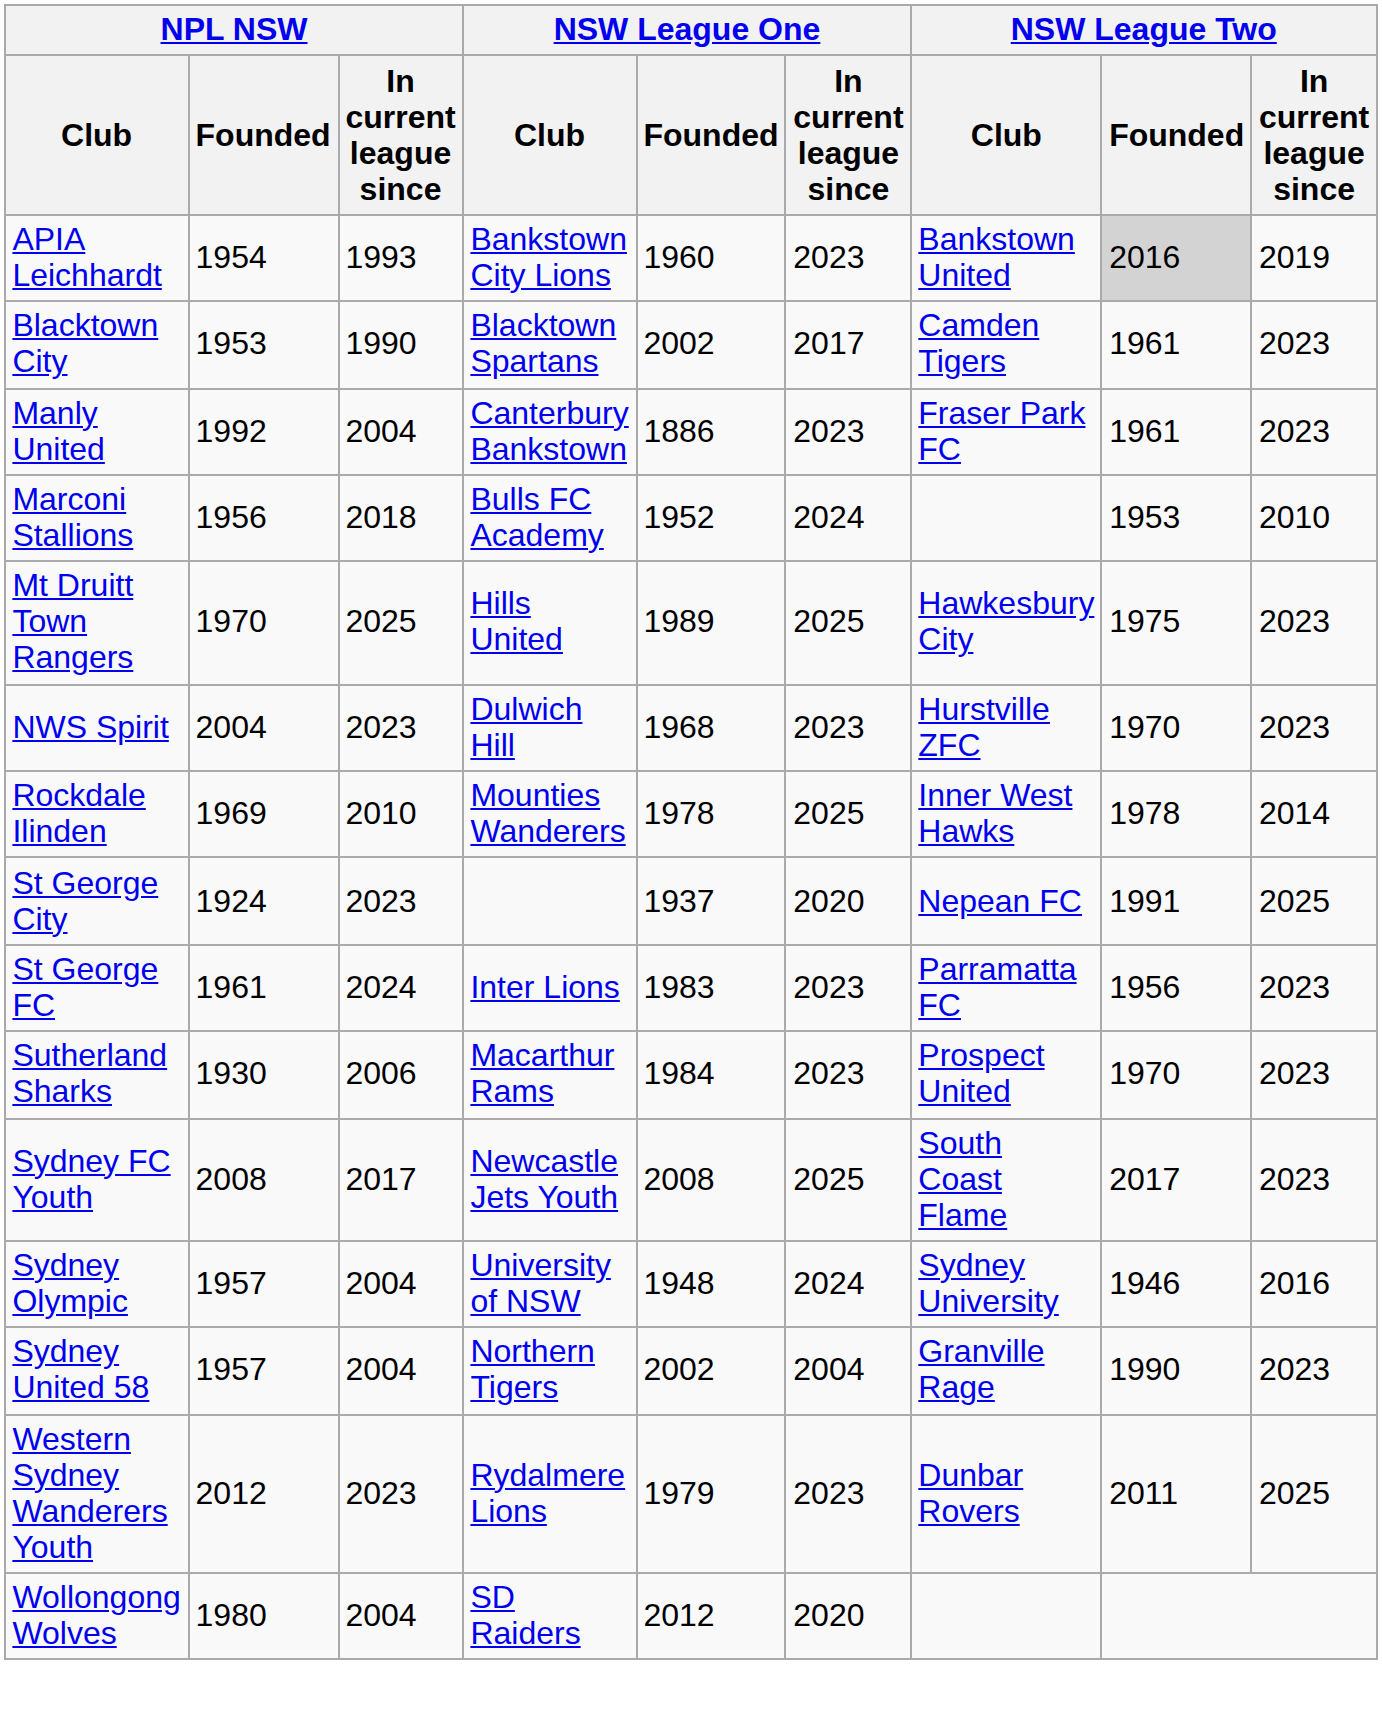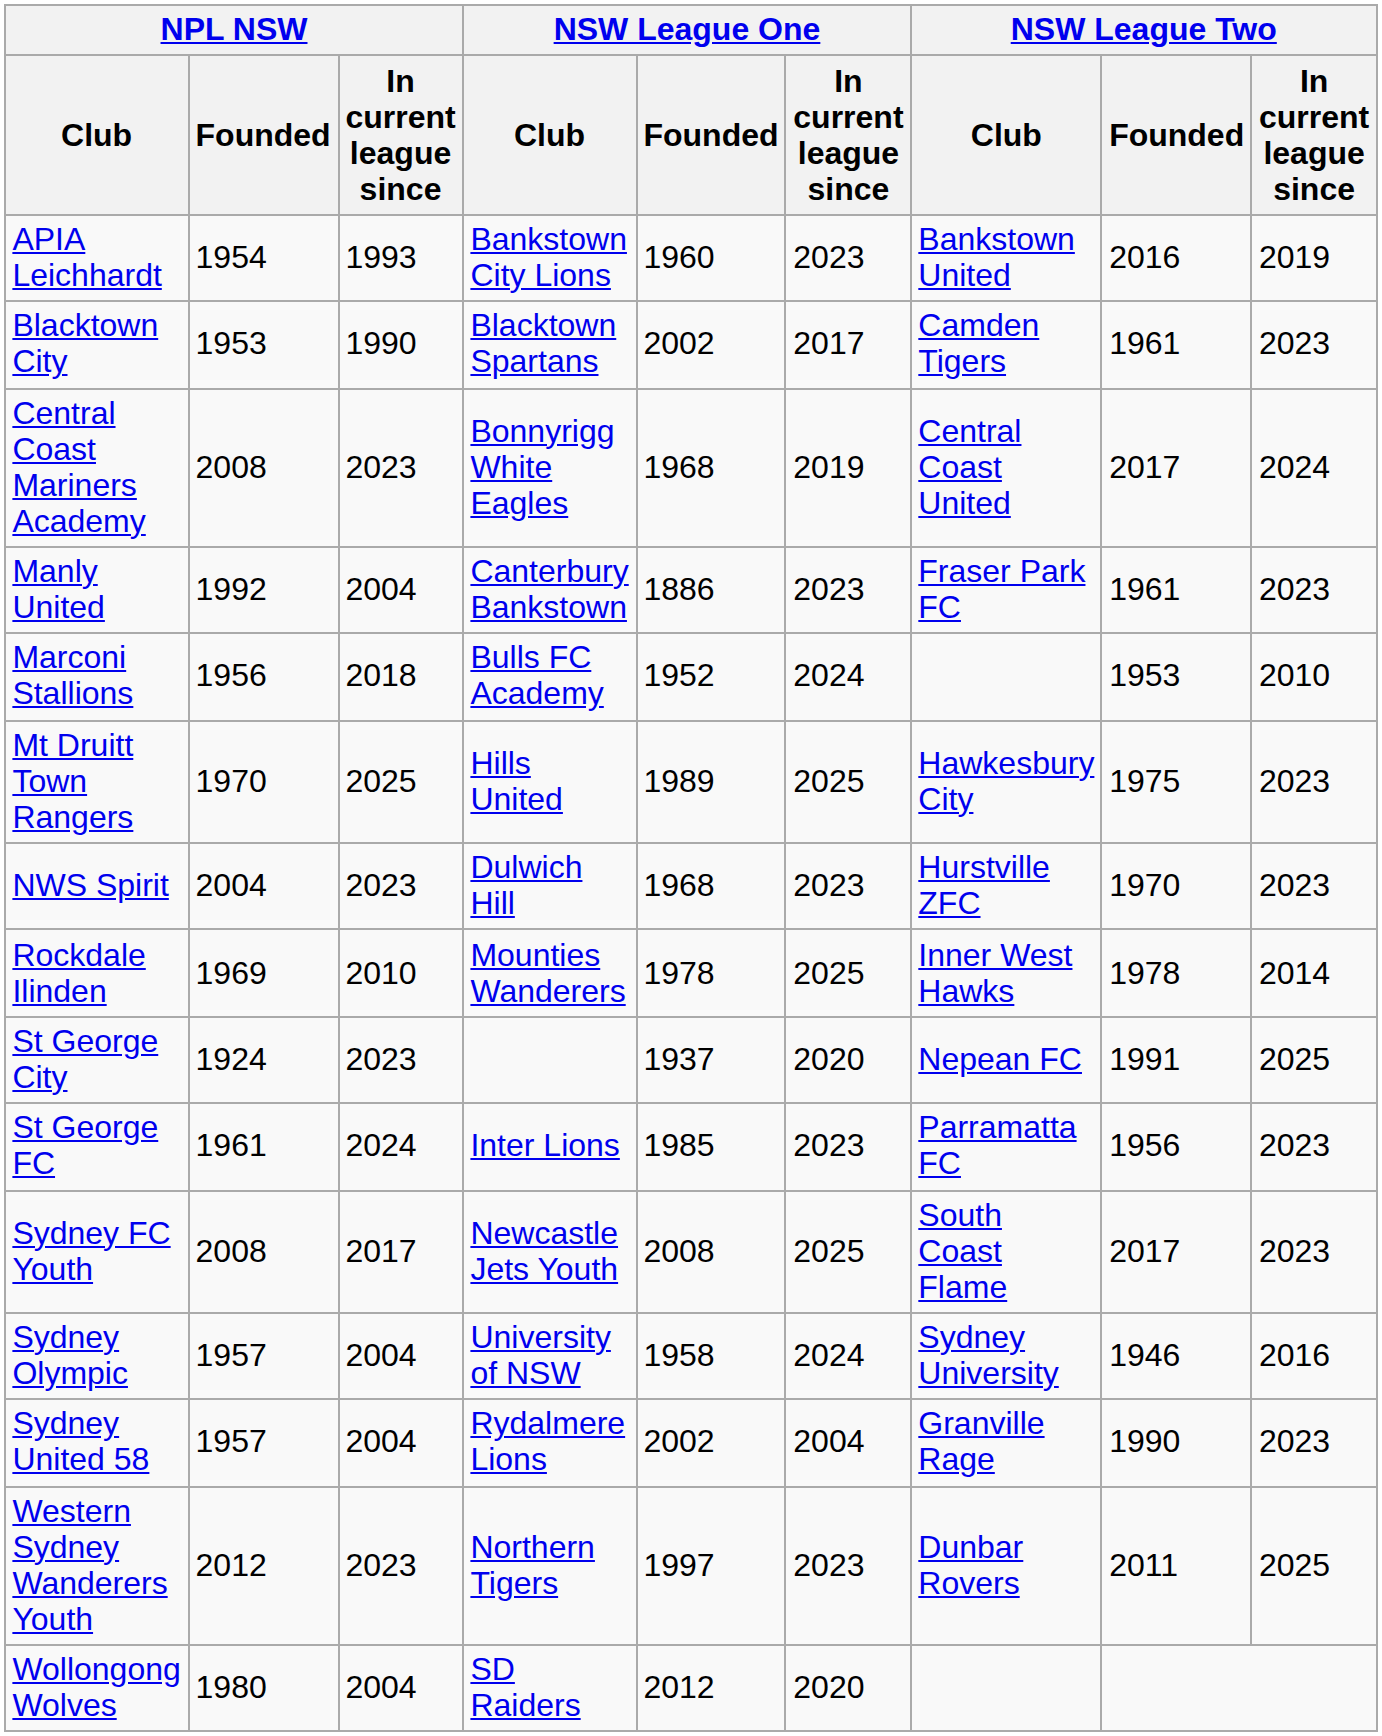(1145, 257) lightgrey background -> (1145, 257) no background
+ row: (79, 466)
(679, 987) 1983 -> (679, 1146) 1985
- row: (90, 1074)
(679, 1283) 1948 -> (679, 1355) 1958
(533, 1370) Northern Tigers -> (548, 1442) Rydalmere Lions
(548, 1493) Rydalmere Lions -> (533, 1565) Northern Tigers
(679, 1493) 1979 -> (679, 1565) 1997
